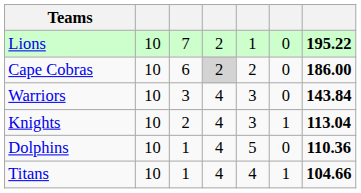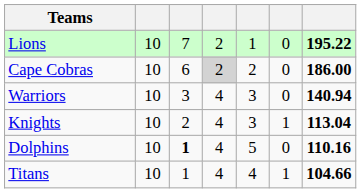(329, 95) 143.84 -> (329, 95) 140.94
(186, 148) normal -> (186, 148) bold
(329, 148) 110.36 -> (329, 148) 110.16
